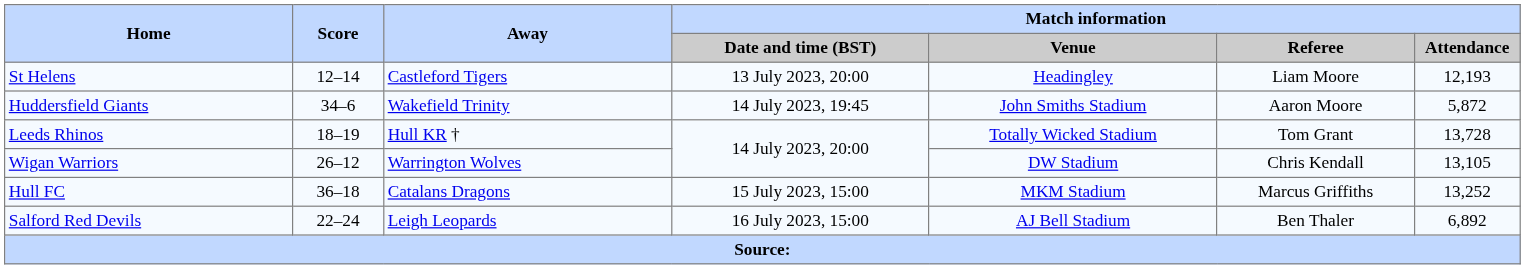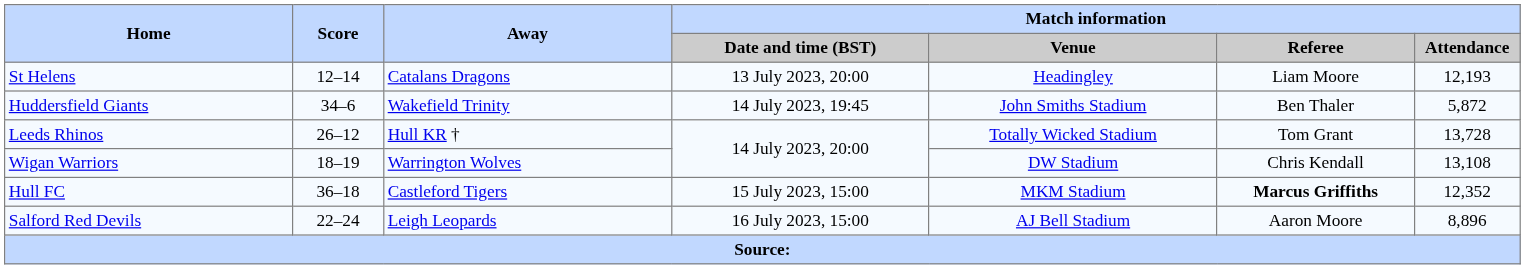(447, 76) Castleford Tigers -> (449, 76) Catalans Dragons
(1316, 105) Aaron Moore -> (1316, 105) Ben Thaler
(338, 134) 18–19 -> (338, 134) 26–12
(338, 162) 26–12 -> (338, 162) 18–19
(1467, 162) 13,105 -> (1467, 162) 13,108
(449, 191) Catalans Dragons -> (447, 191) Castleford Tigers
(1316, 191) normal -> (1316, 191) bold
(1467, 191) 13,252 -> (1467, 191) 12,352
(1316, 220) Ben Thaler -> (1316, 220) Aaron Moore
(1467, 220) 6,892 -> (1467, 220) 8,896
